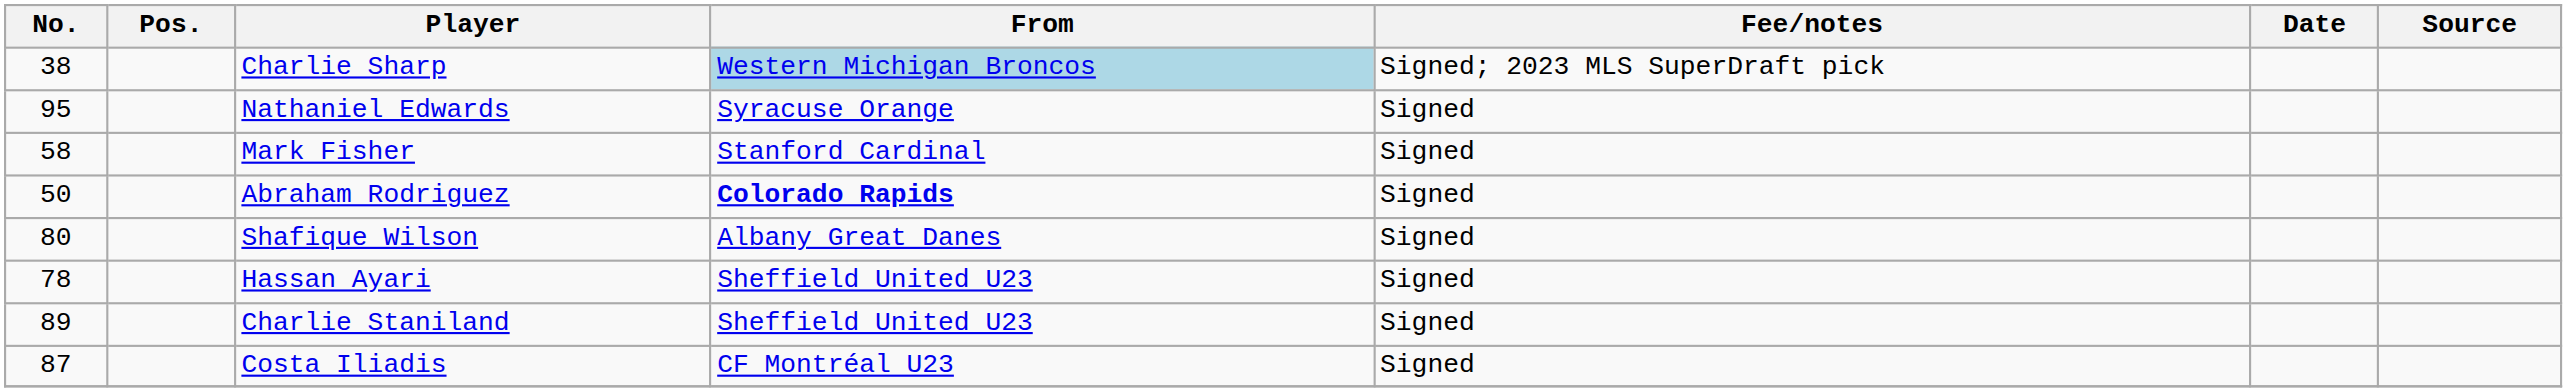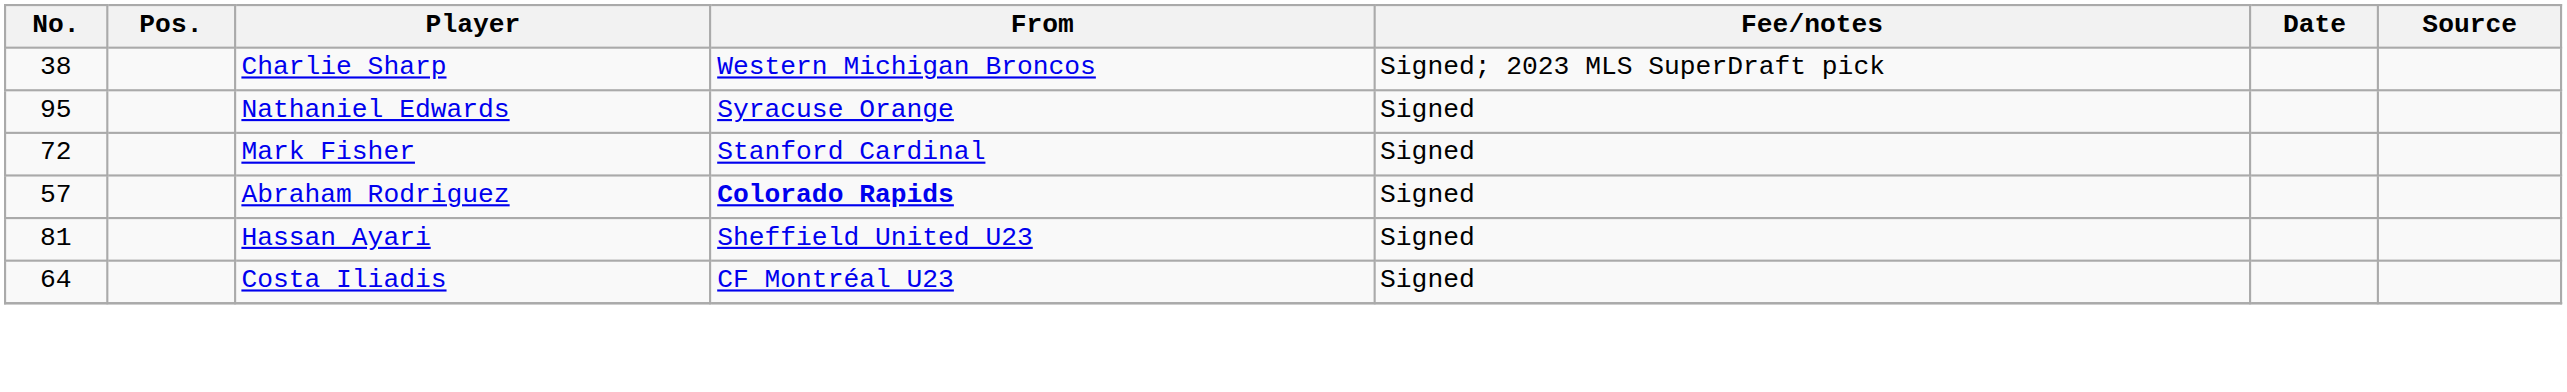(907, 69) lightblue background -> (907, 69) no background
(56, 154) 58 -> (56, 154) 72
(56, 197) 50 -> (56, 197) 57
- row: (360, 239)
(56, 281) 78 -> (56, 239) 81
- row: (376, 324)
(56, 366) 87 -> (56, 281) 64
